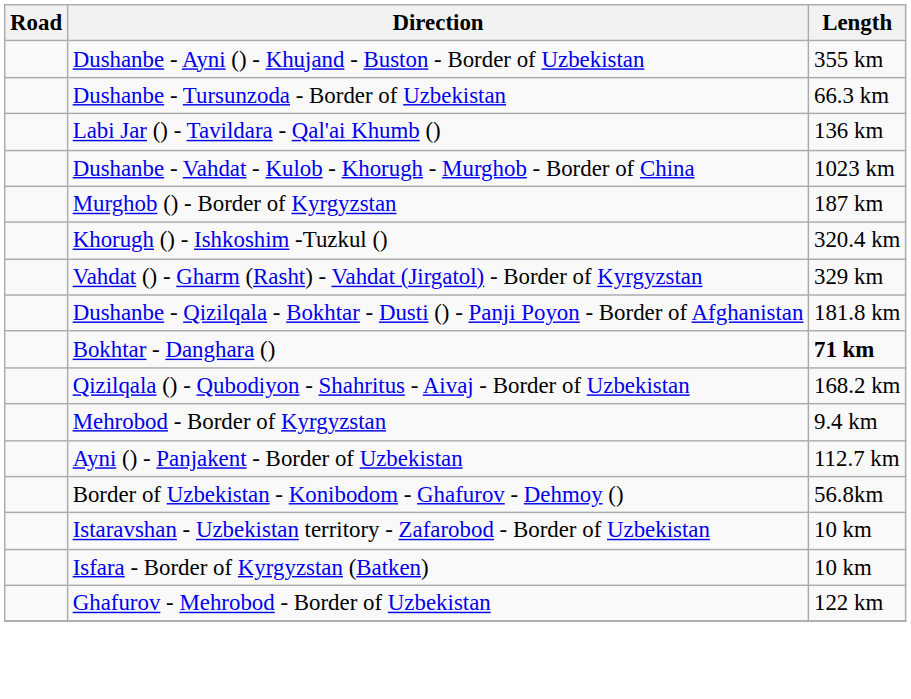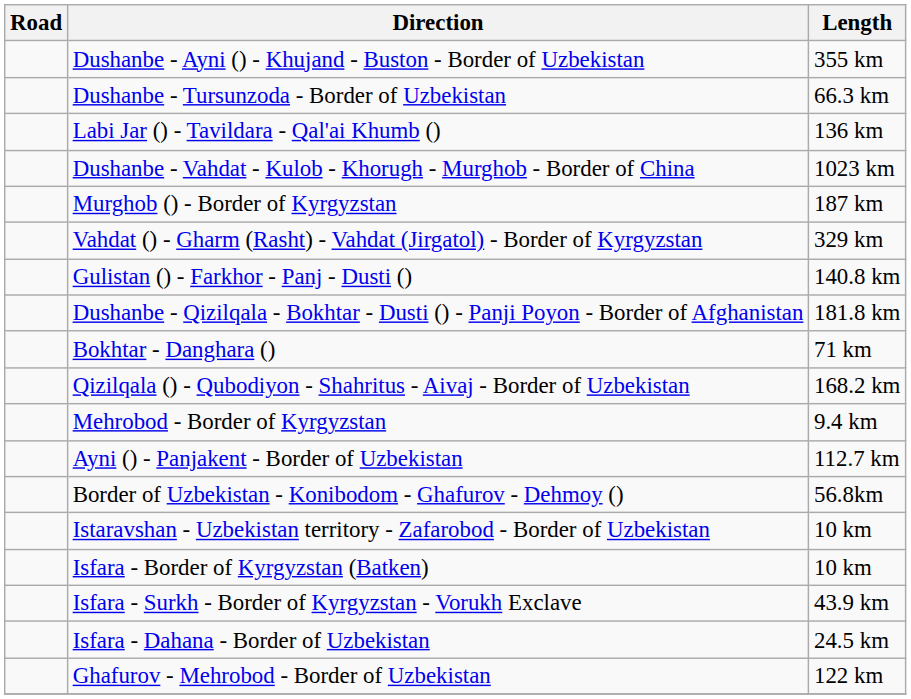- row: (230, 240)
+ row: (242, 276)
(844, 349) bold -> (843, 349) normal
+ row: (327, 603)
+ row: (251, 639)
